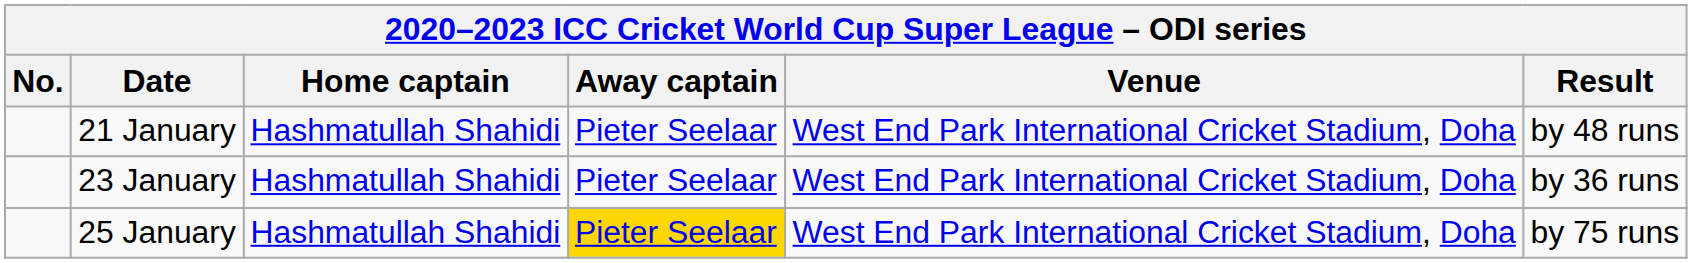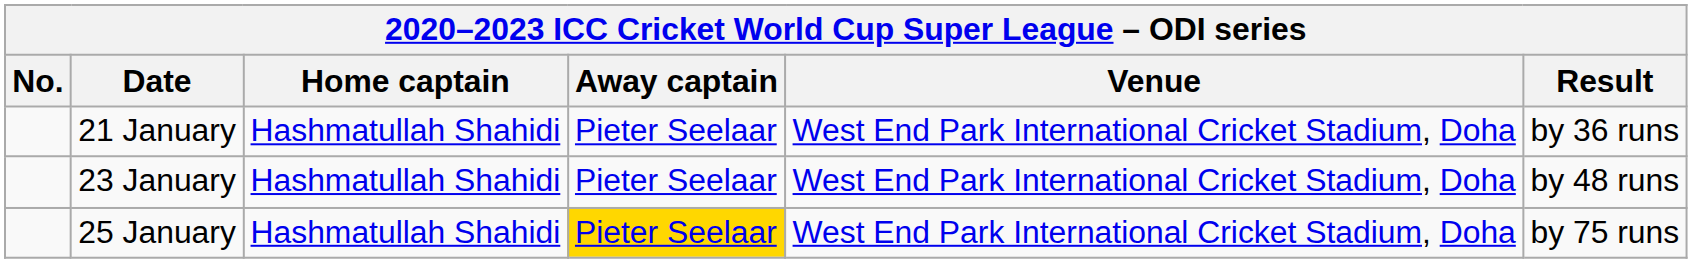(1605, 130) by 48 runs -> (1605, 130) by 36 runs
(1605, 181) by 36 runs -> (1605, 181) by 48 runs
